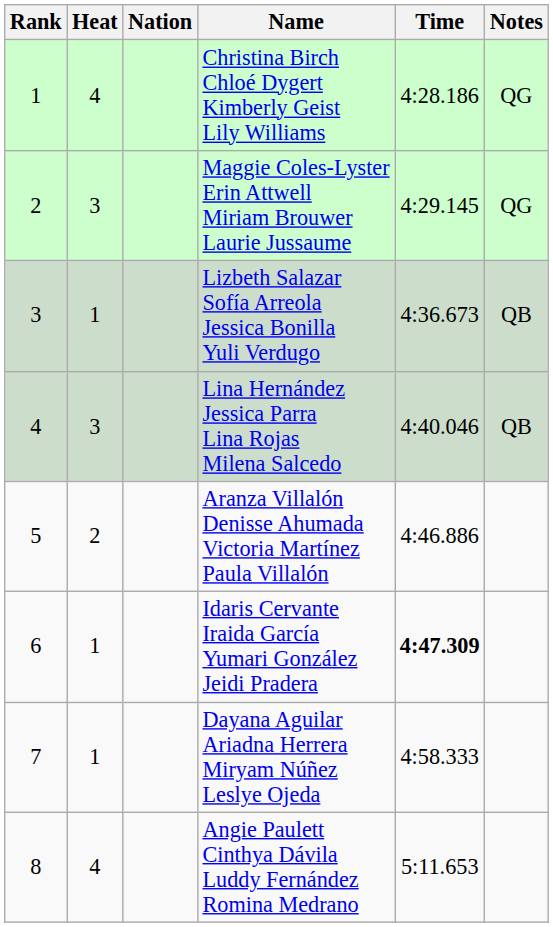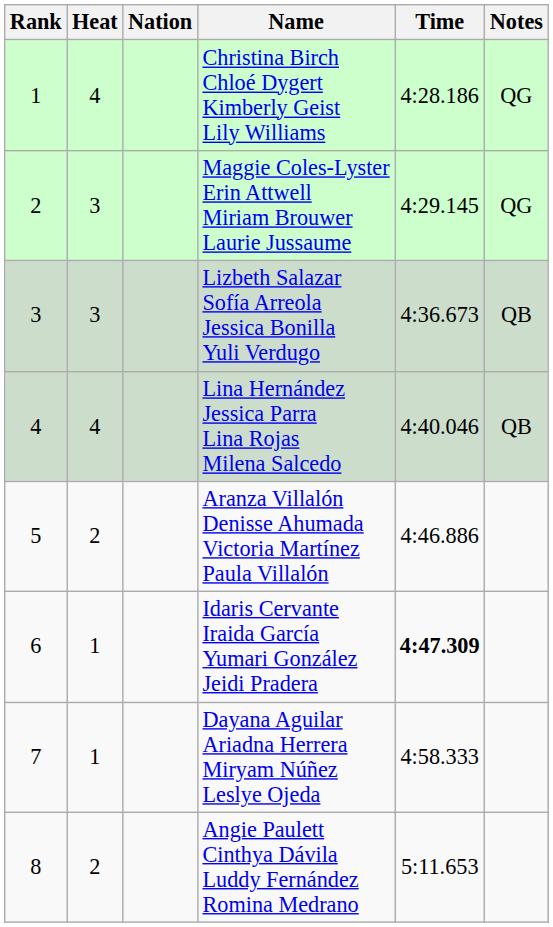(95, 315) 1 -> (95, 315) 3
(95, 425) 3 -> (95, 425) 4
(95, 867) 4 -> (95, 867) 2
